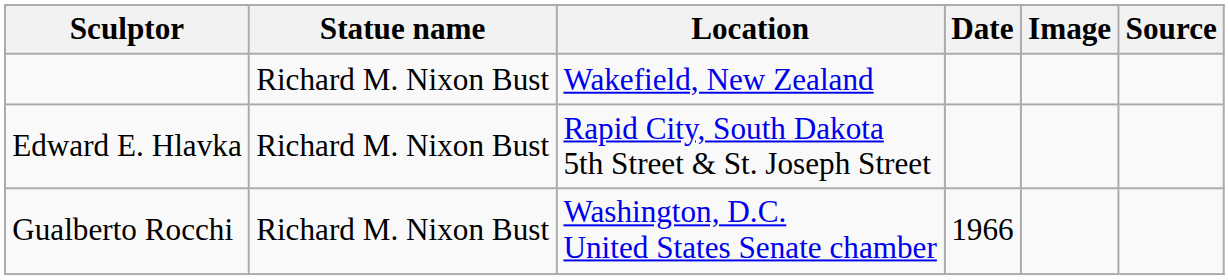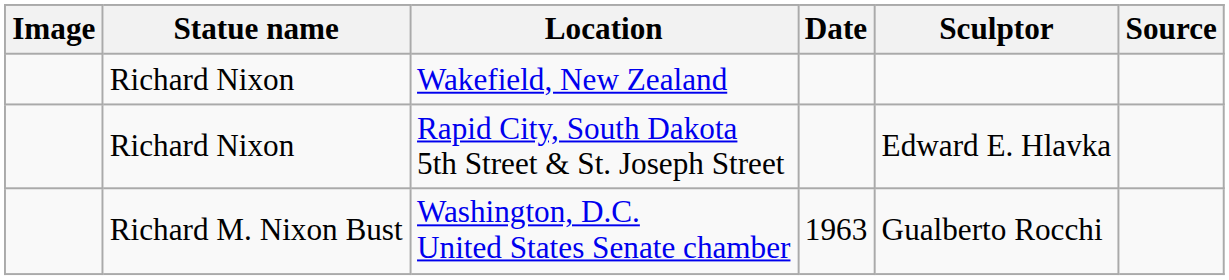columns swapped: (1070, 29) <-> (127, 29)
(403, 78) Richard M. Nixon Bust -> (202, 78) Richard Nixon
(403, 145) Richard M. Nixon Bust -> (202, 145) Richard Nixon
(982, 230) 1966 -> (836, 230) 1963
